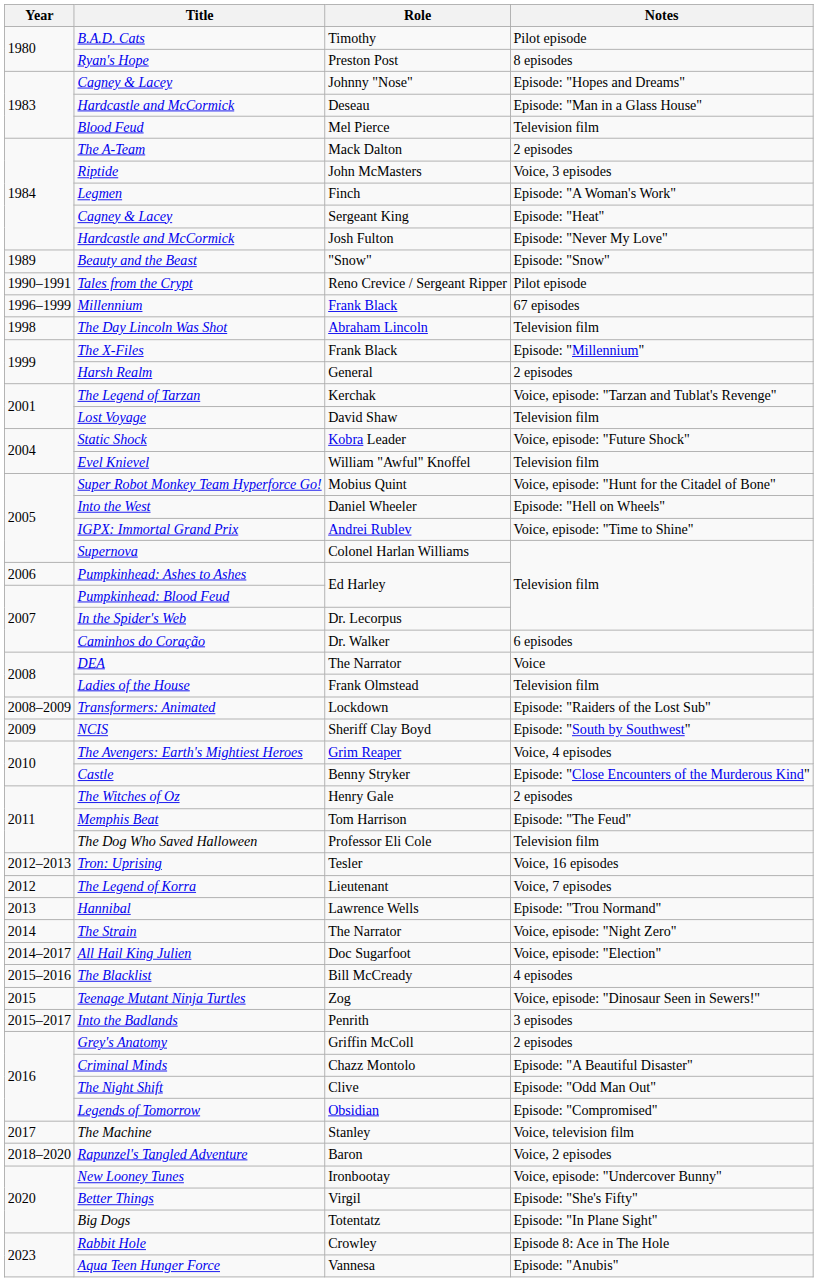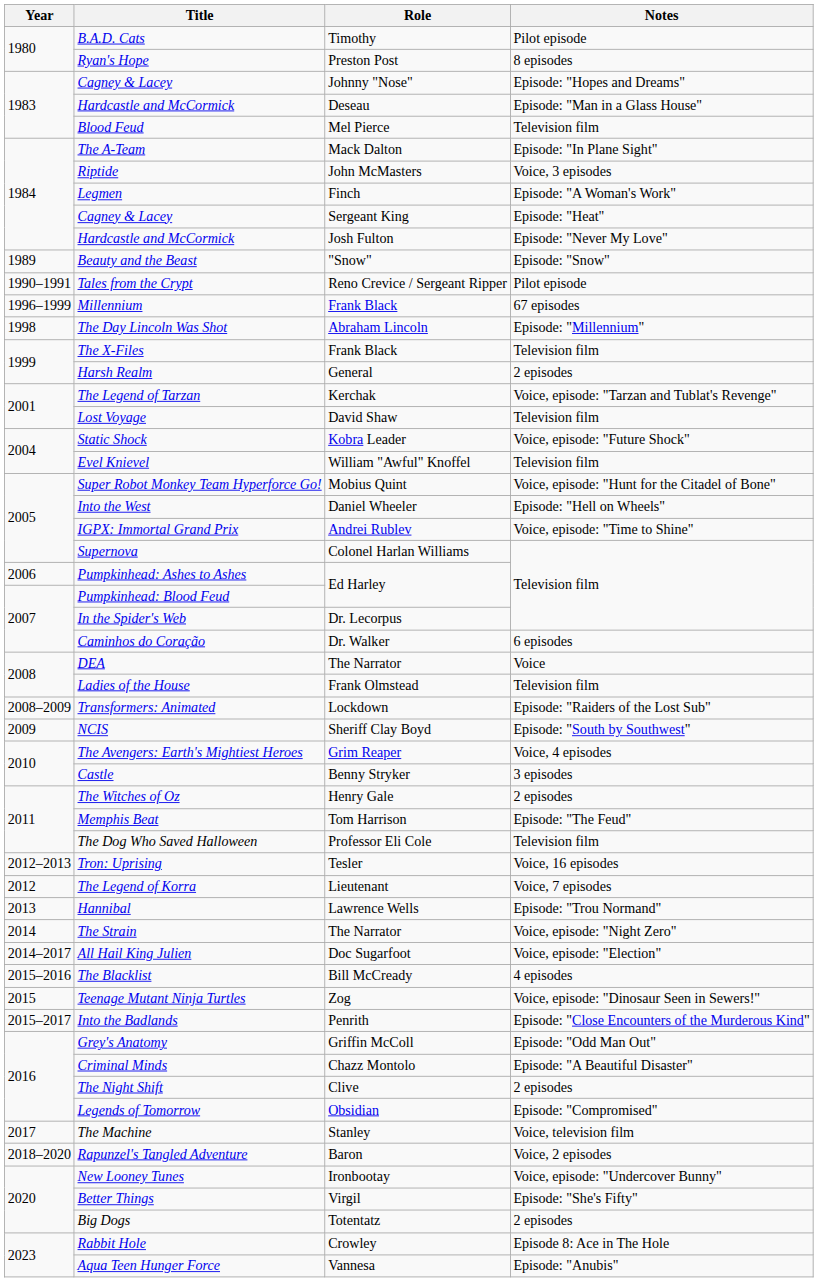(543, 149) 2 episodes -> (586, 149) Episode: "In Plane Sight"
(556, 328) Television film -> (579, 328) Episode: "Millennium"
(579, 350) Episode: "Millennium" -> (556, 350) Television film
(662, 774) Episode: "Close Encounters of the Murderous Kind" -> (543, 774) 3 episodes
(543, 1020) 3 episodes -> (662, 1020) Episode: "Close Encounters of the Murderous Kind"
(543, 1042) 2 episodes -> (585, 1042) Episode: "Odd Man Out"
(585, 1087) Episode: "Odd Man Out" -> (543, 1087) 2 episodes
(586, 1221) Episode: "In Plane Sight" -> (543, 1221) 2 episodes
